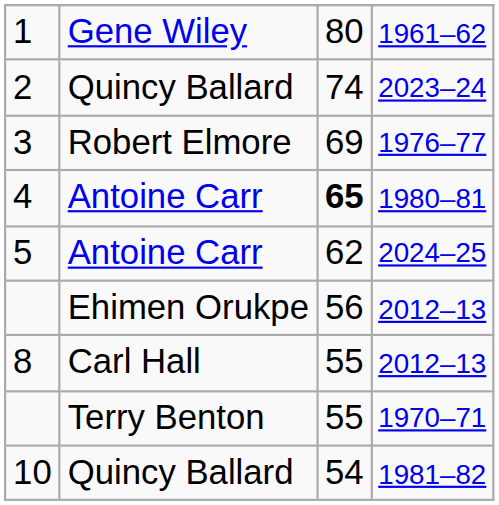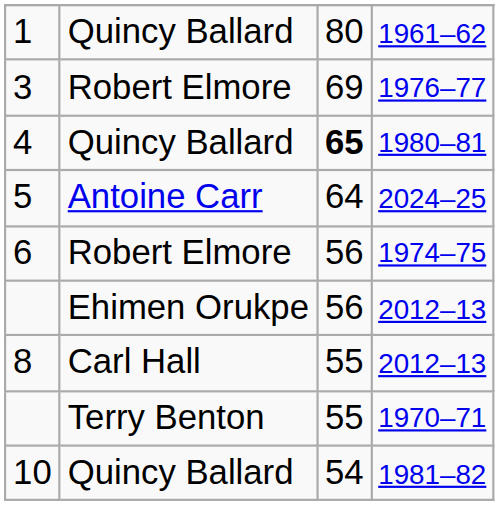(157, 32) Gene Wiley -> (181, 32) Quincy Ballard
- row: (23, 87)
(165, 197) Antoine Carr -> (181, 142) Quincy Ballard
(344, 252) 62 -> (344, 197) 64
+ row: (23, 252)
